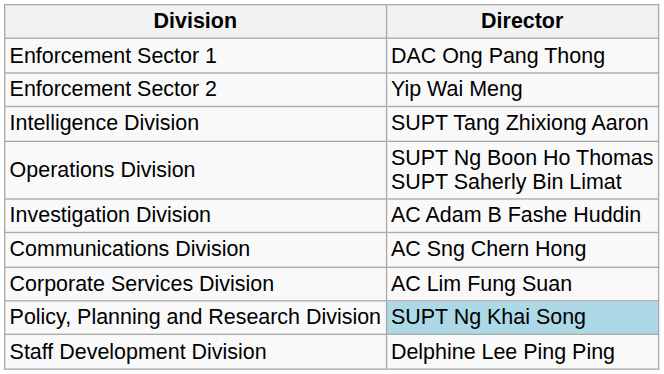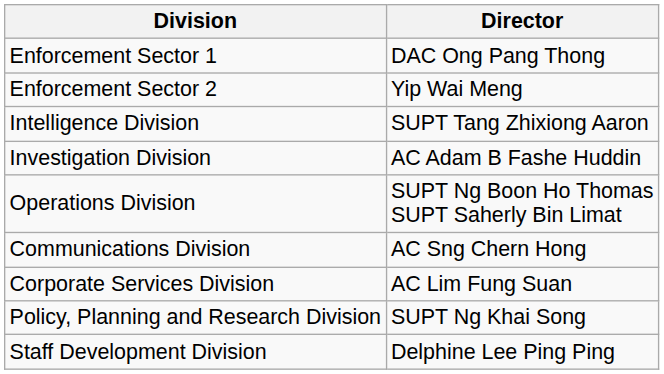rows swapped: (110, 215) <-> (103, 169)
(488, 317) lightblue background -> (488, 317) no background
